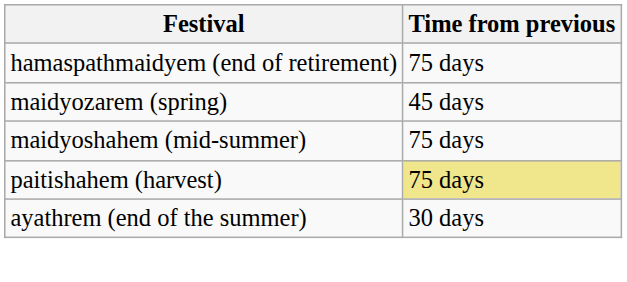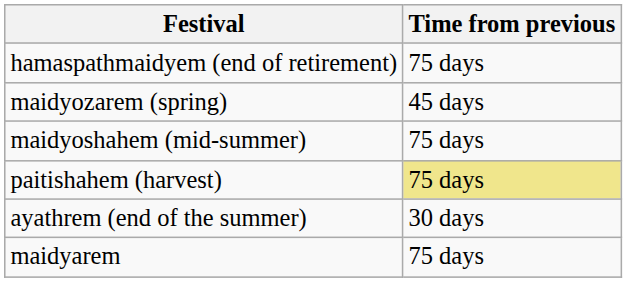+ row: (65, 256)
